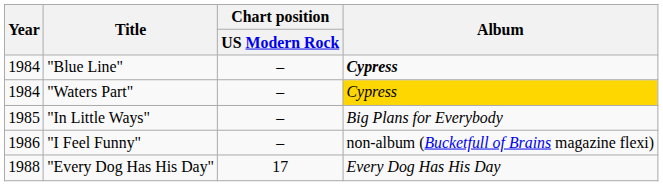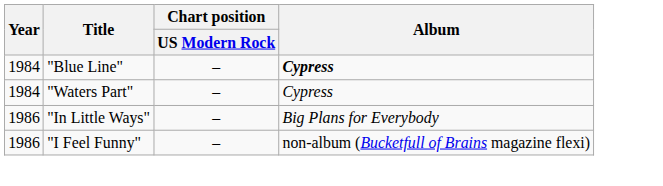(372, 92) gold background -> (308, 92) no background
(24, 117) 1985 -> (24, 117) 1986
- row: (131, 167)
